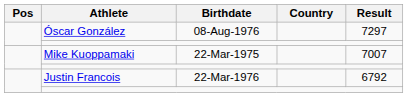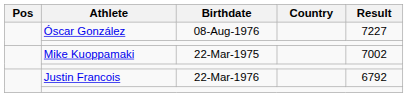(374, 31) 7297 -> (374, 31) 7227
(374, 54) 7007 -> (374, 54) 7002
